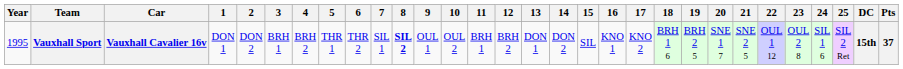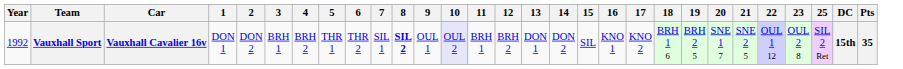- column: (822, 12)
(18, 42) 1995 -> (18, 42) 1992
(454, 42) no background -> (454, 42) lavender background
(888, 42) 37 -> (867, 42) 35
